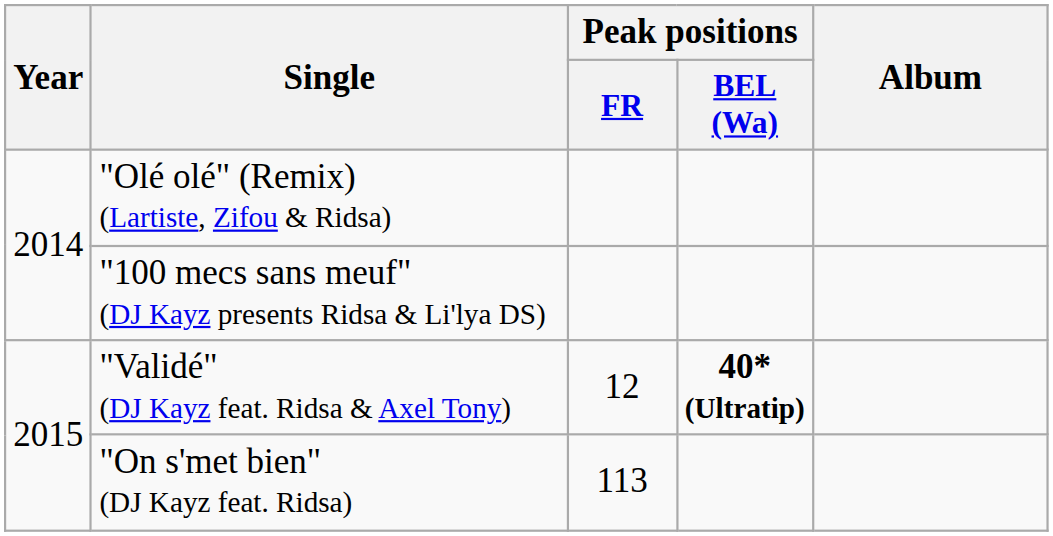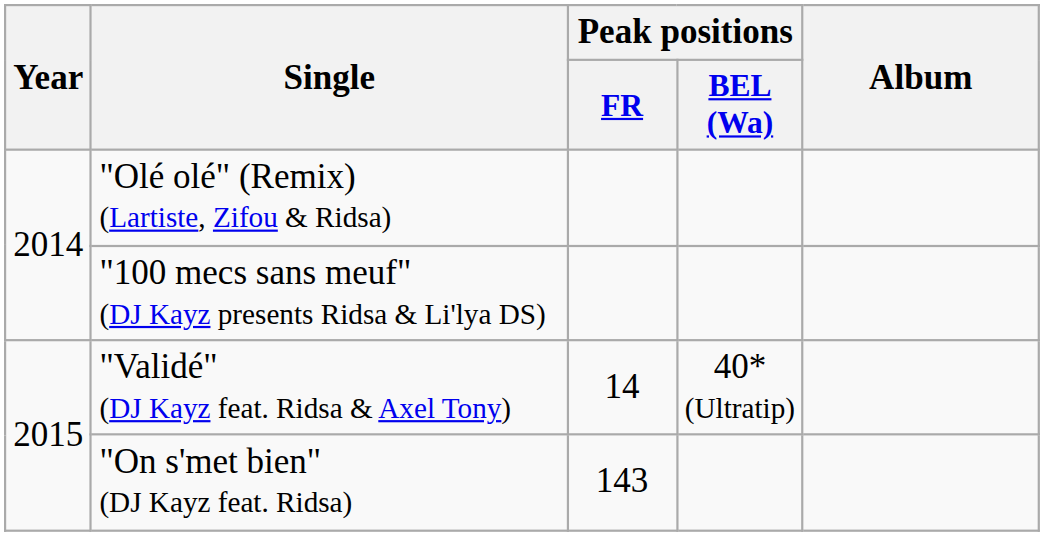(622, 386) 12 -> (622, 386) 14
(745, 386) bold -> (740, 386) normal
(622, 481) 113 -> (622, 481) 143
